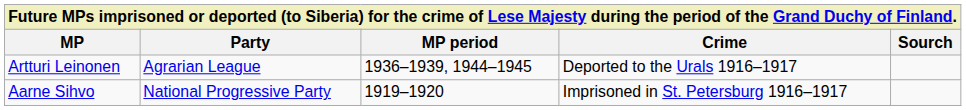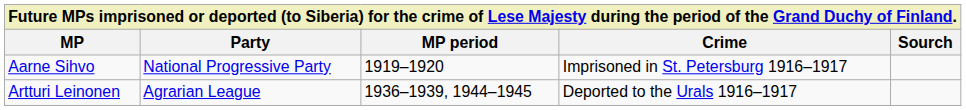rows swapped: (51, 92) <-> (64, 67)
